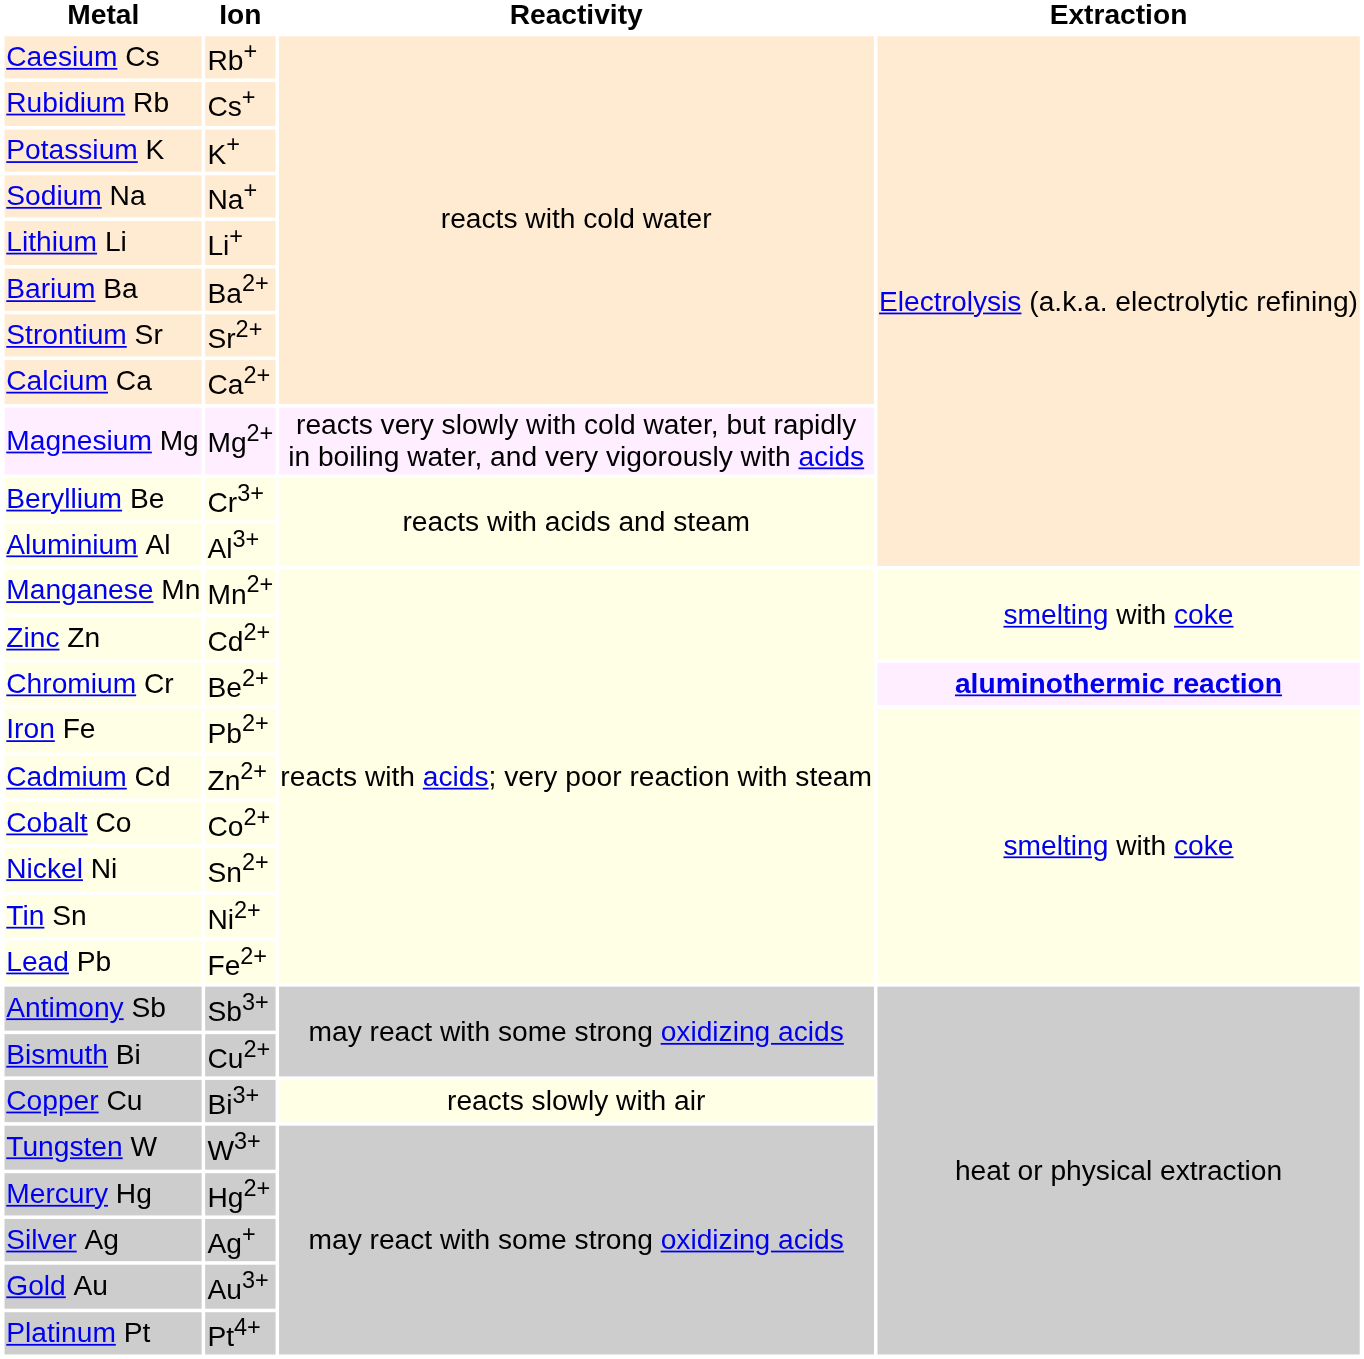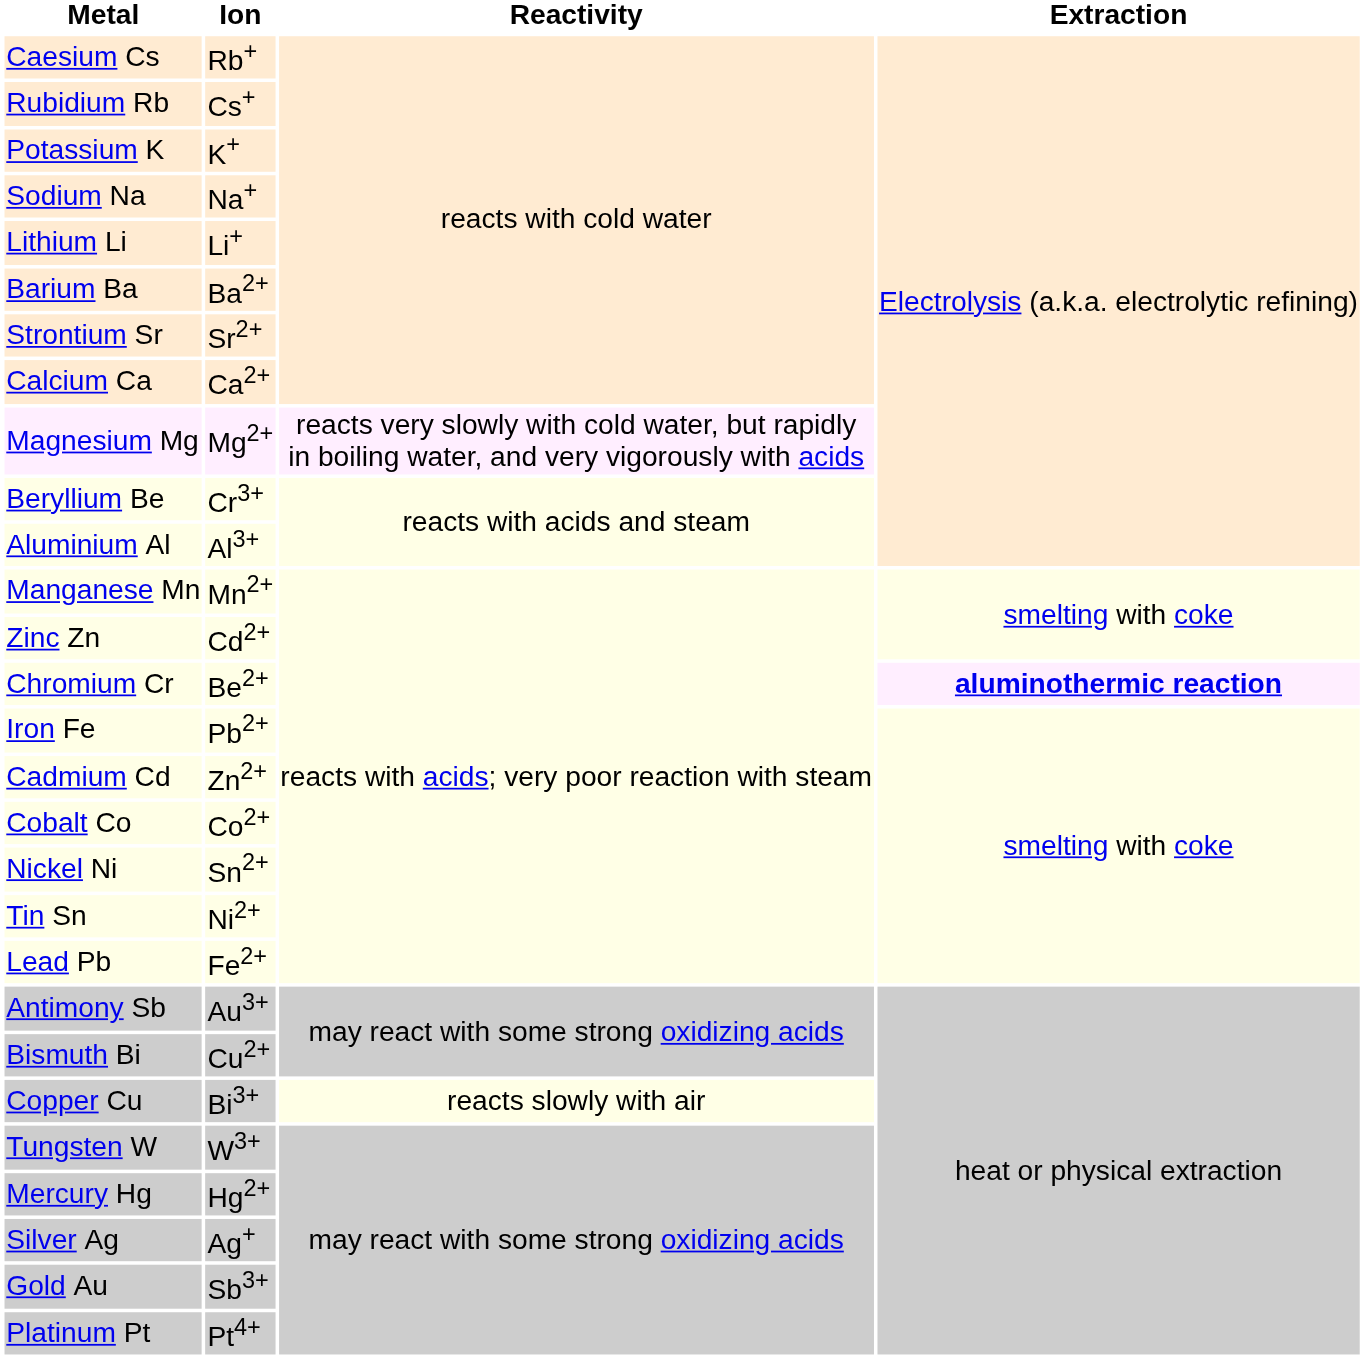(238, 1008) Sb3+ -> (238, 1008) Au3+
(238, 1286) Au3+ -> (238, 1286) Sb3+
